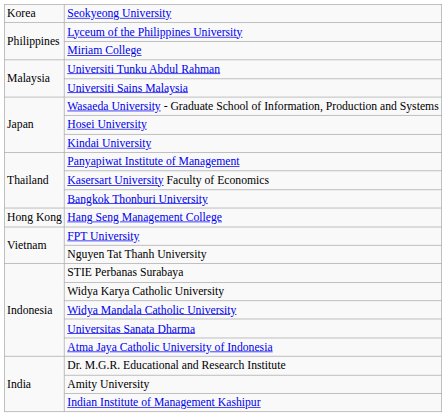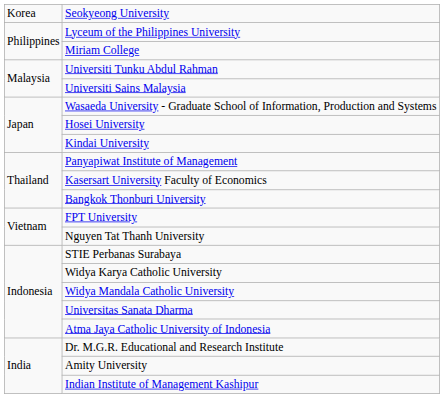- row: (145, 217)
